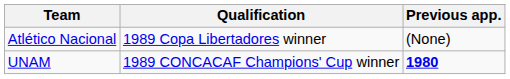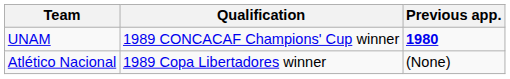rows swapped: (62, 39) <-> (29, 62)
